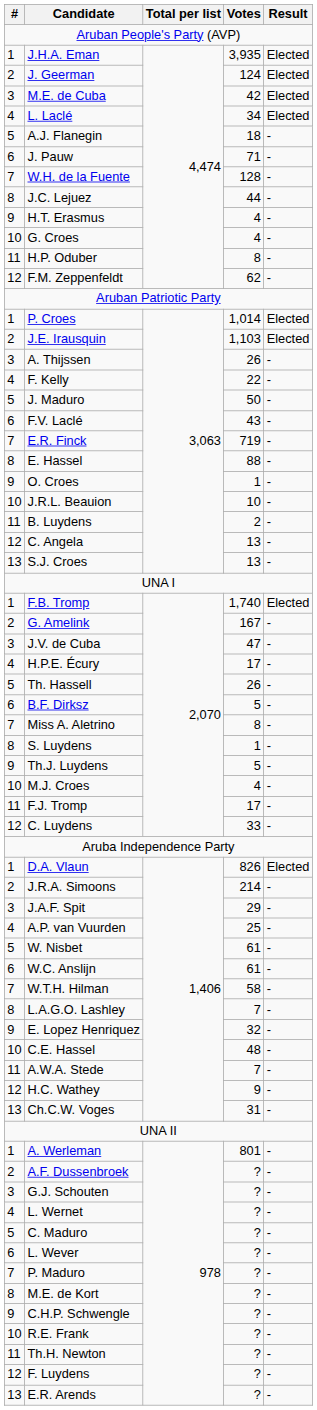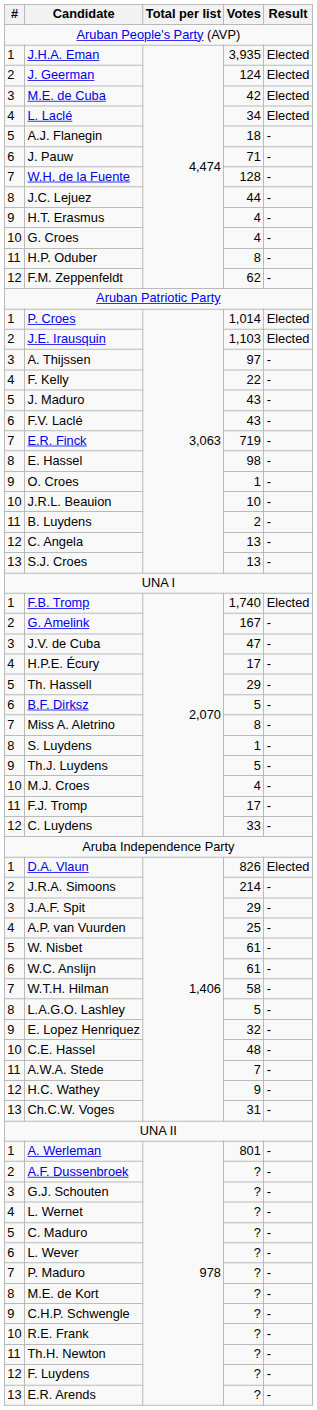(254, 359) 26 -> (254, 359) 97
(254, 400) 50 -> (254, 400) 43
(254, 461) 88 -> (254, 461) 98
(254, 684) 26 -> (254, 684) 29
(257, 1009) 7 -> (257, 1009) 5
